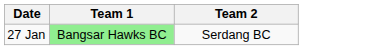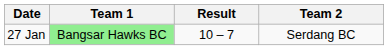+ column: (216, 14)
